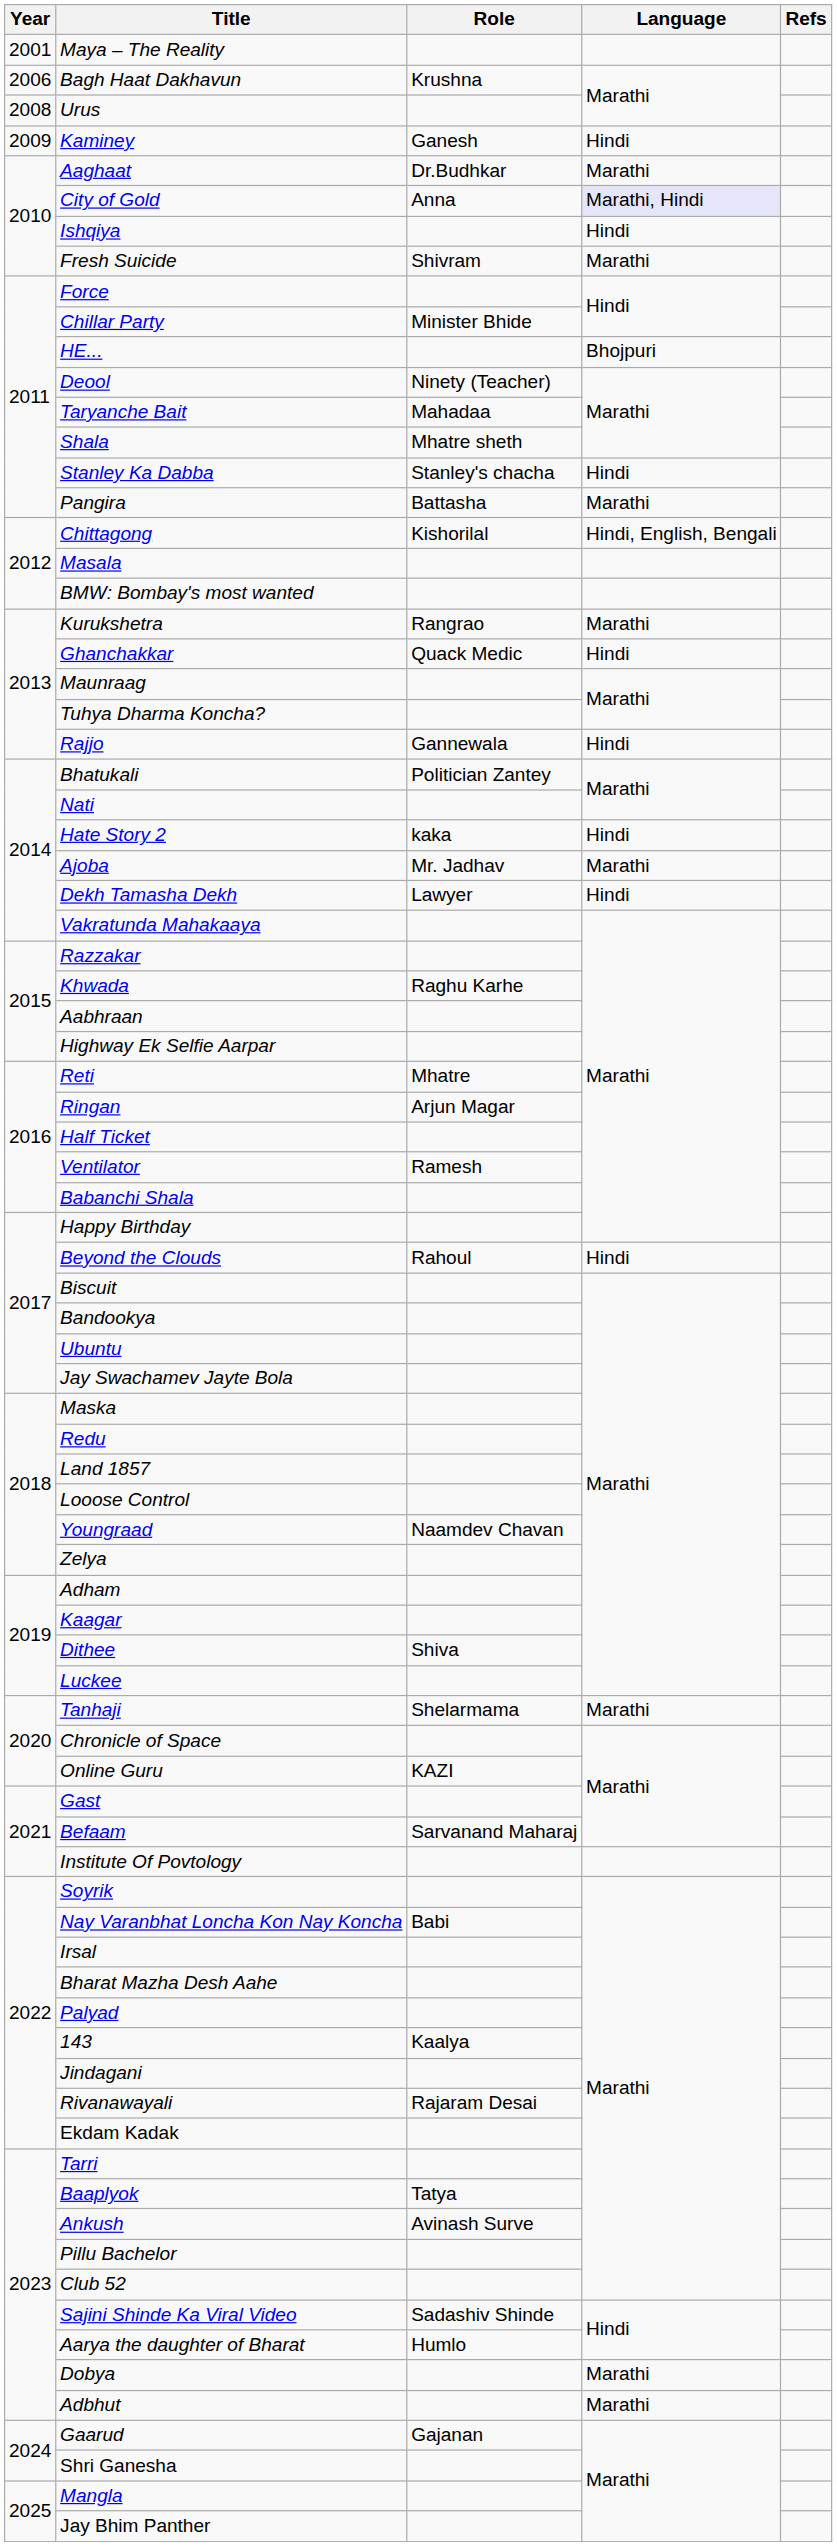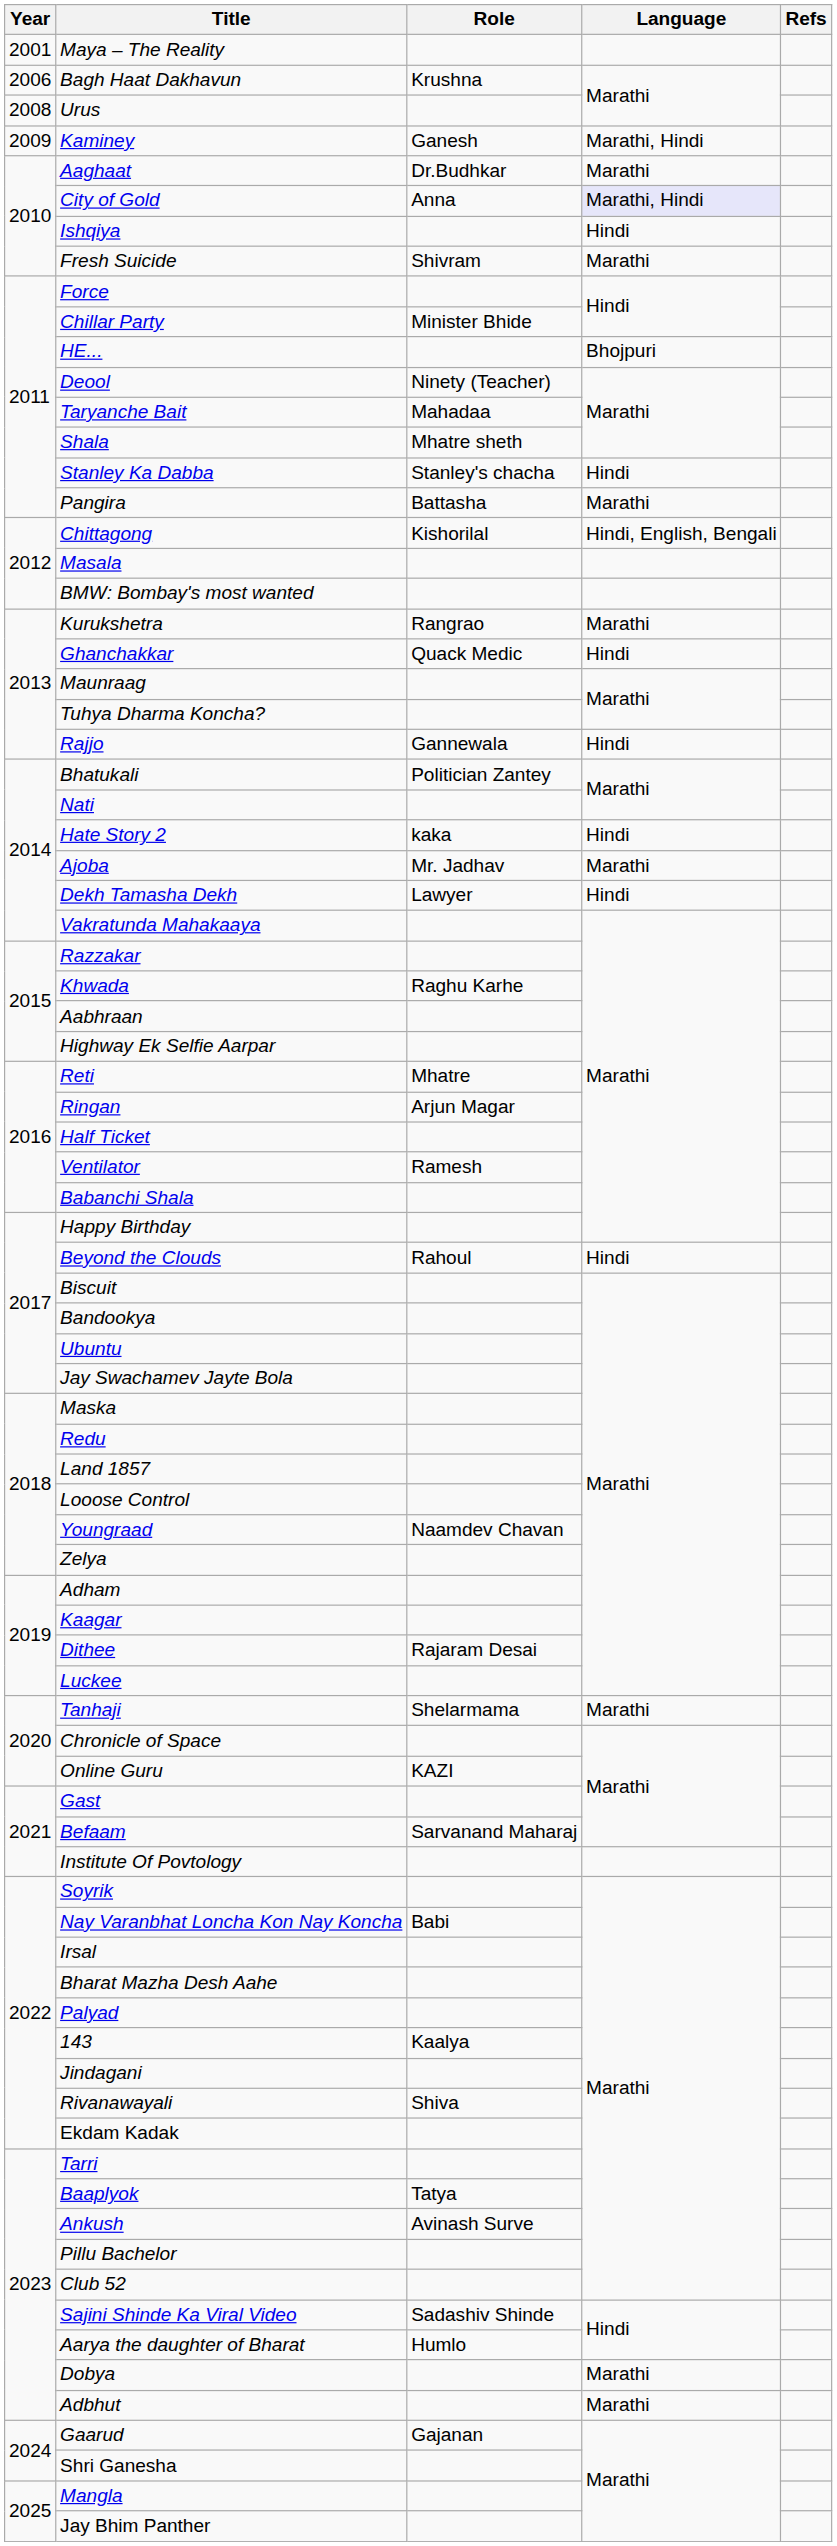(608, 140) Hindi -> (645, 140) Marathi, Hindi
(435, 1650) Shiva -> (474, 1650) Rajaram Desai
(474, 2103) Rajaram Desai -> (435, 2103) Shiva
